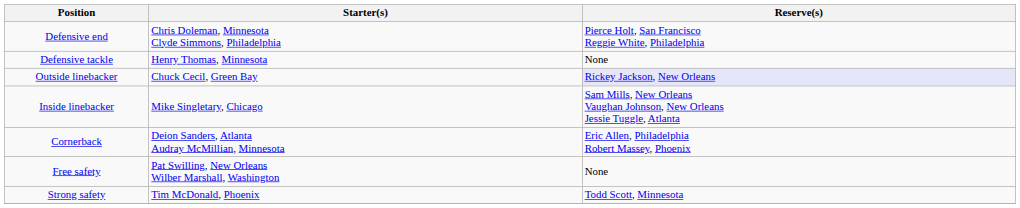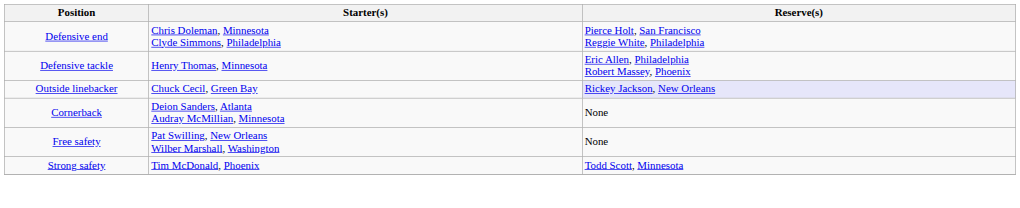(596, 59) None -> (638, 65) Eric Allen, Philadelphia Robert Massey, Phoenix
- row: (77, 106)
(638, 142) Eric Allen, Philadelphia Robert Massey, Phoenix -> (596, 112) None
